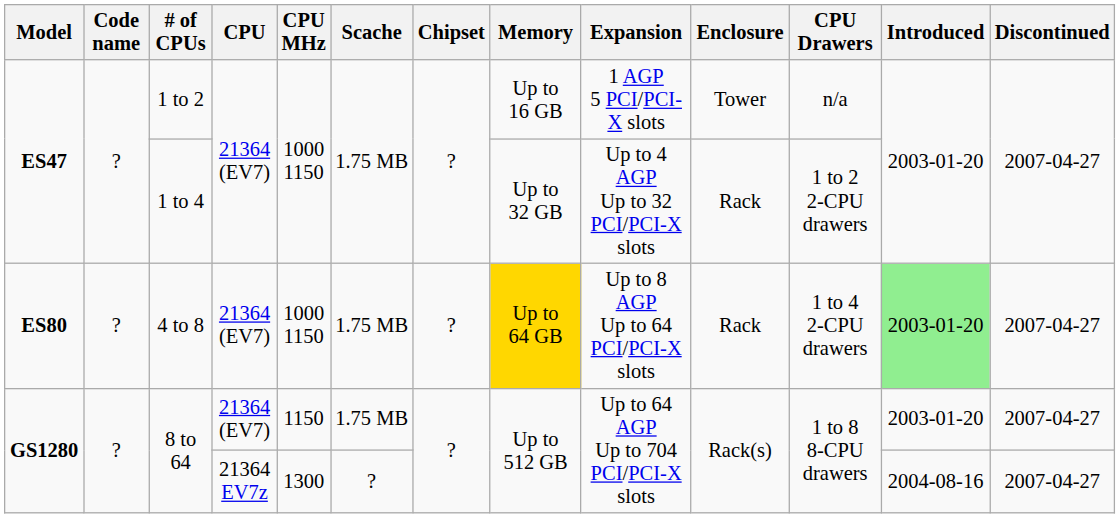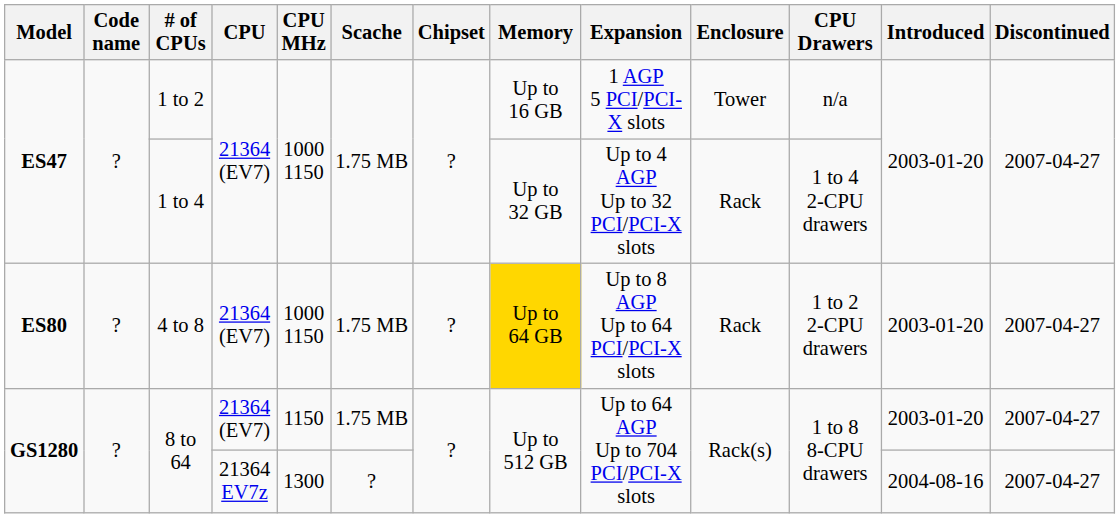(835, 200) 1 to 2 2-CPU drawers -> (835, 200) 1 to 4 2-CPU drawers
(835, 325) 1 to 4 2-CPU drawers -> (835, 325) 1 to 2 2-CPU drawers
(936, 325) lightgreen background -> (936, 325) no background
